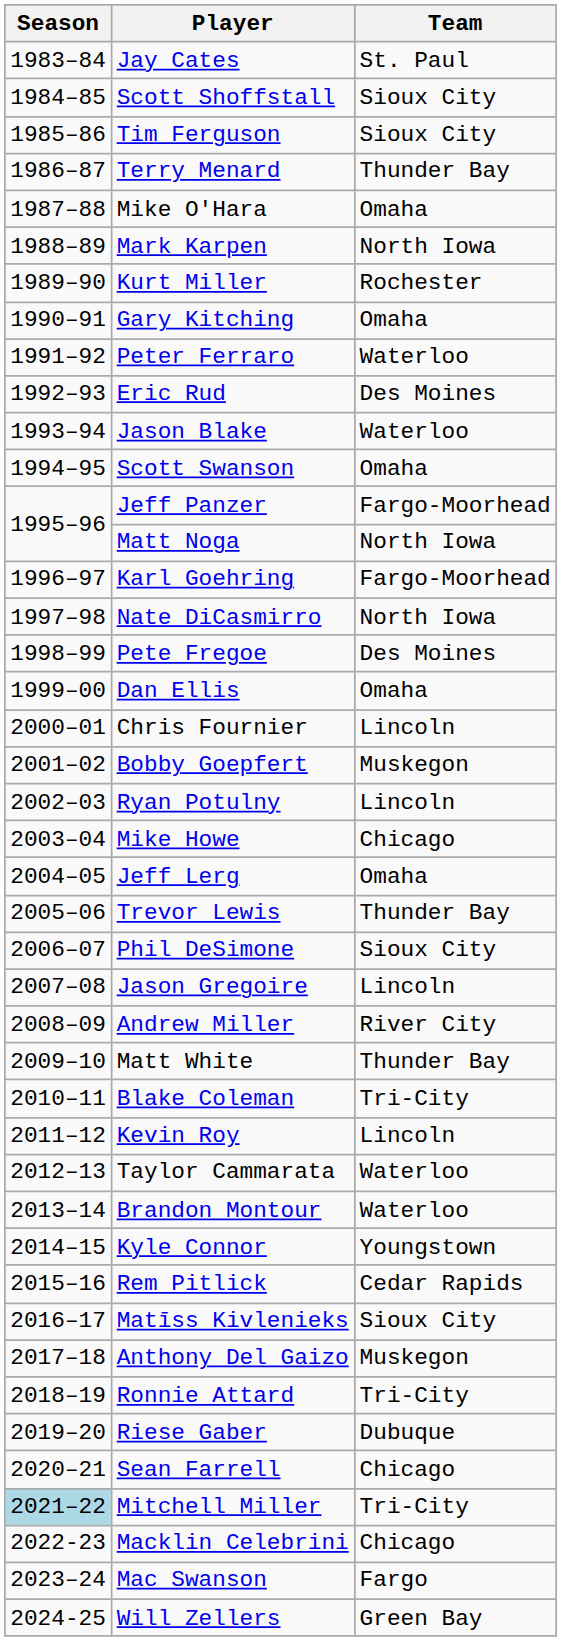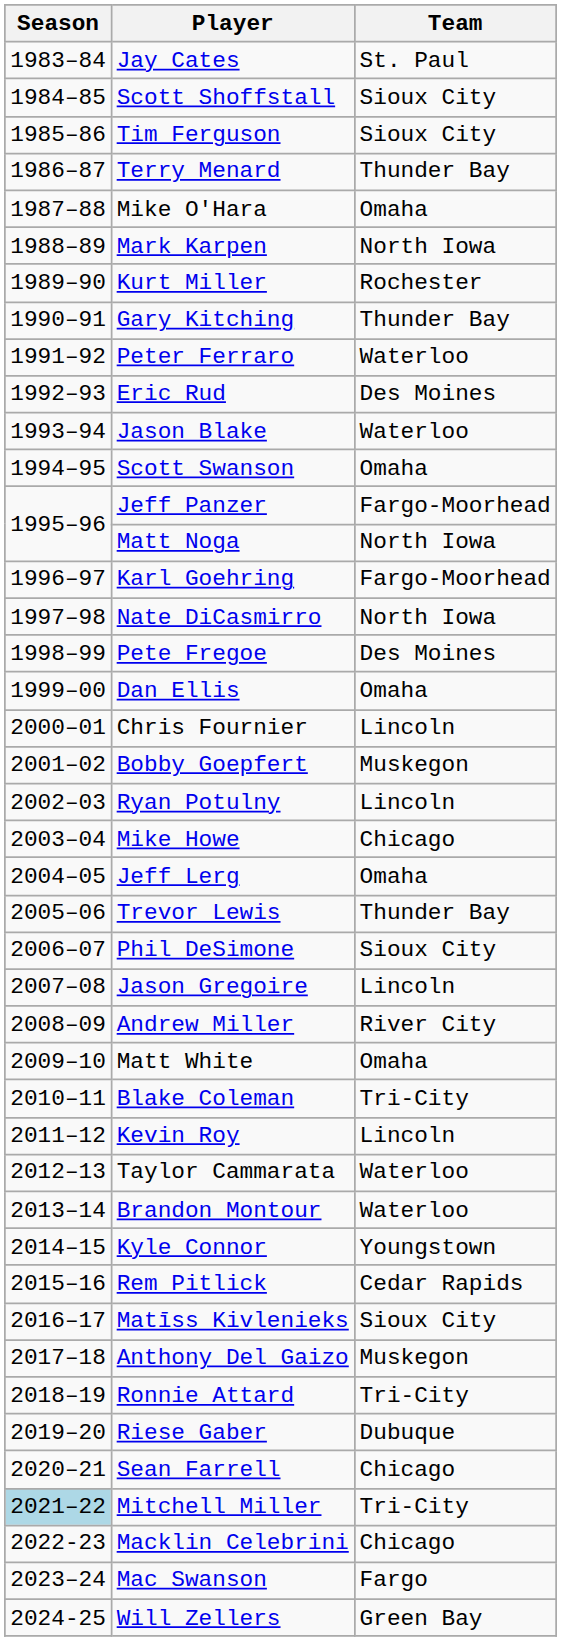(394, 320) Omaha -> (435, 320) Thunder Bay
(435, 1062) Thunder Bay -> (394, 1062) Omaha
